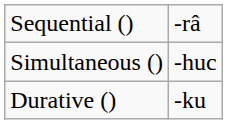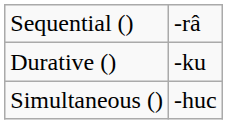rows swapped: (87, 61) <-> (63, 99)
